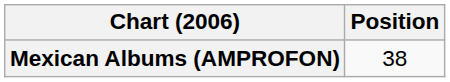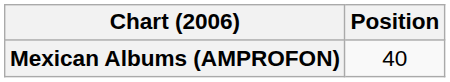(395, 58) 38 -> (395, 58) 40
